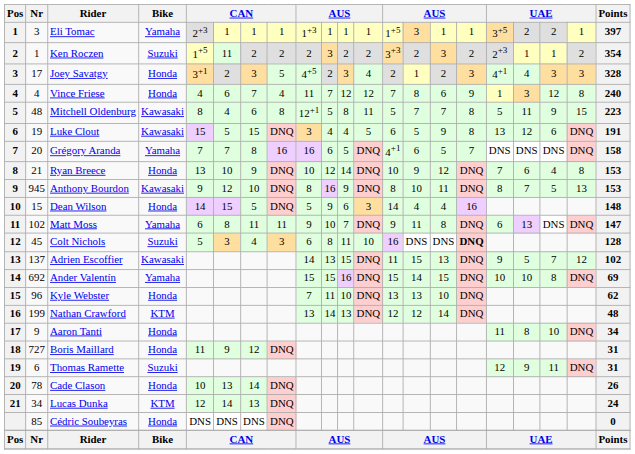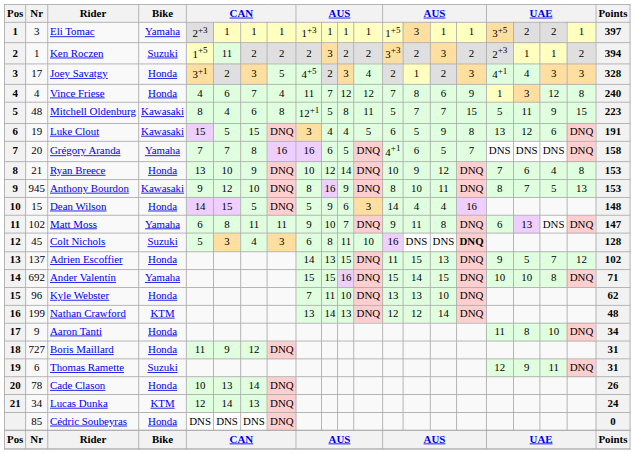(613, 53) 354 -> (613, 53) 394
(472, 112) 8 -> (472, 112) 15
(163, 260) Kawasaki -> (163, 260) Honda
(613, 278) 69 -> (613, 278) 71
